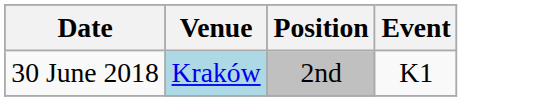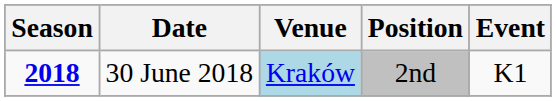+ column: (52, 27)
